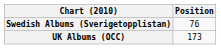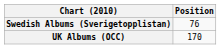(194, 37) 173 -> (194, 37) 170
